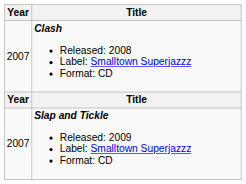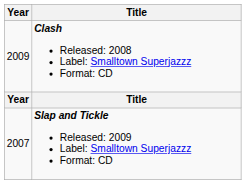(18, 56) 2007 -> (18, 56) 2009
